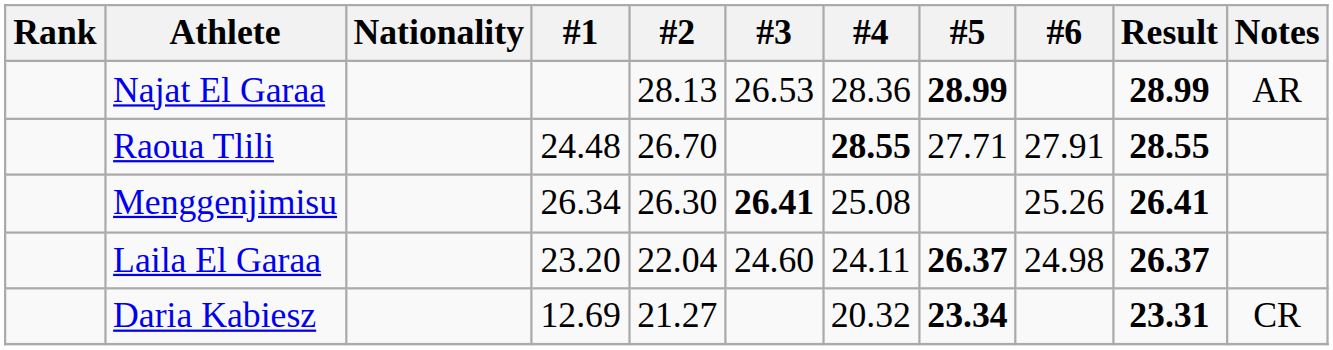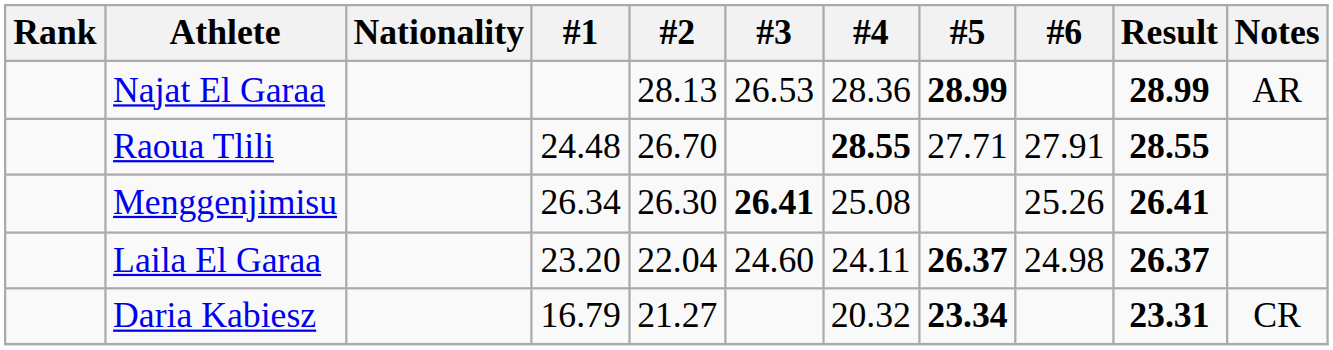(581, 315) 12.69 -> (581, 315) 16.79
